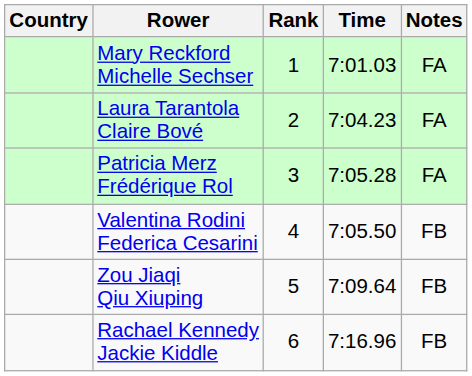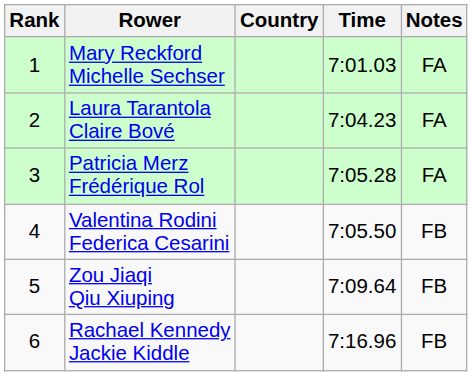columns swapped: (293, 20) <-> (49, 20)
